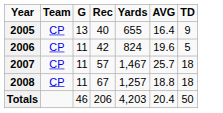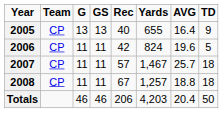+ column: (101, 13)
